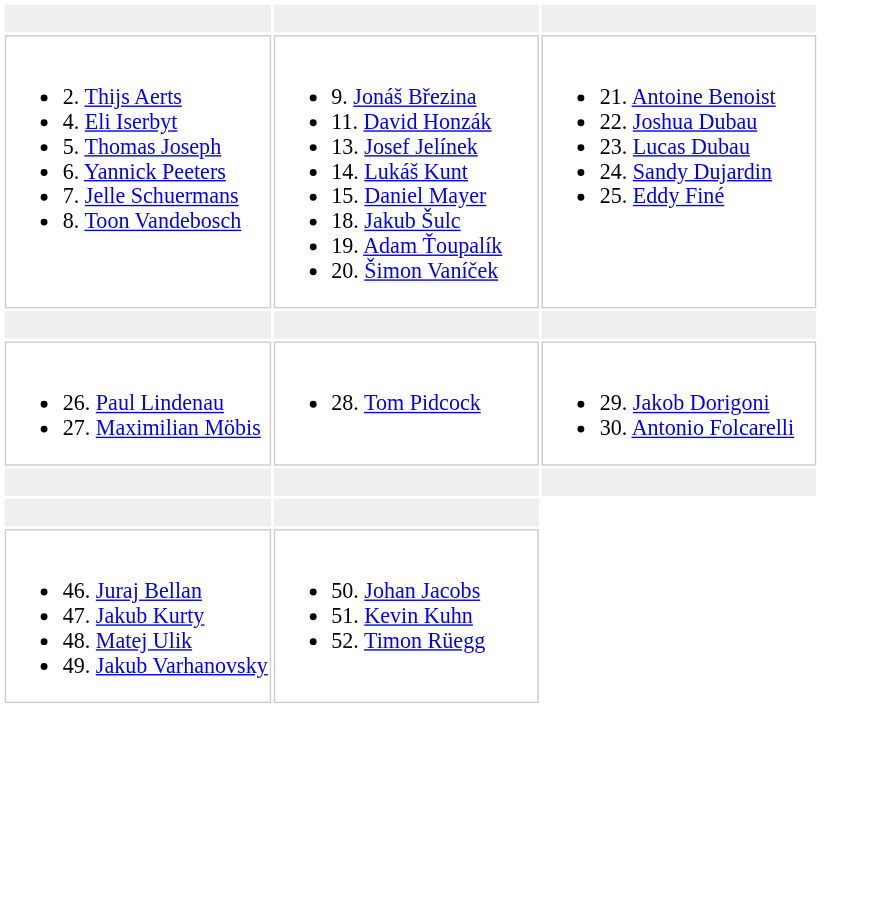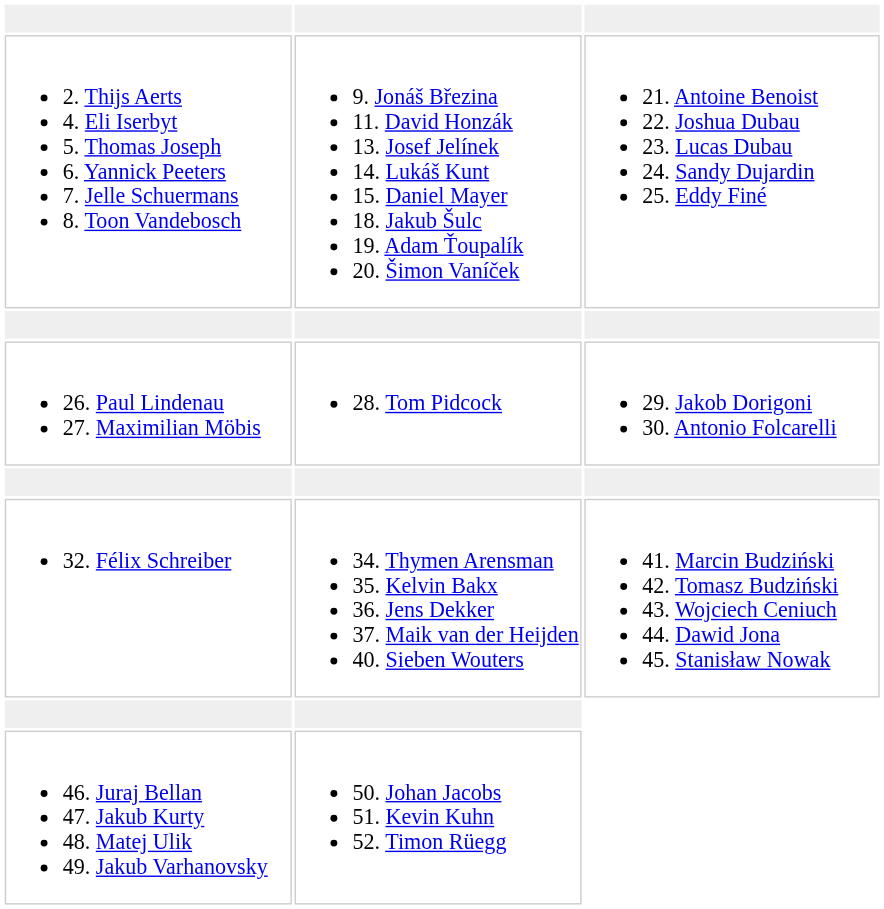+ row: (148, 561)
